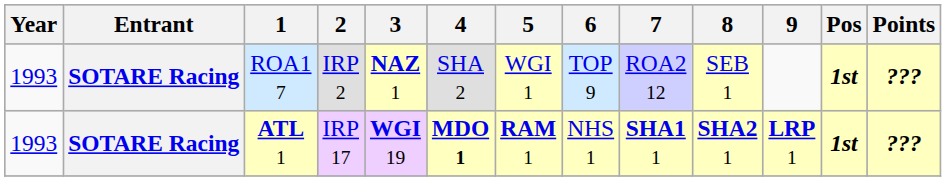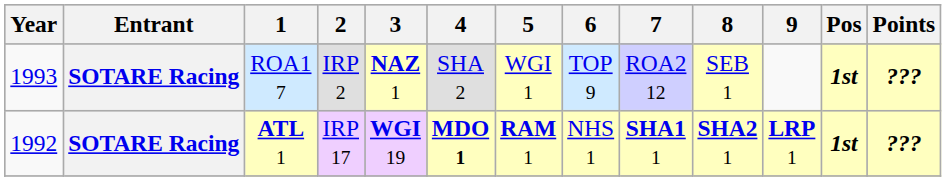(34, 143) 1993 -> (34, 143) 1992
